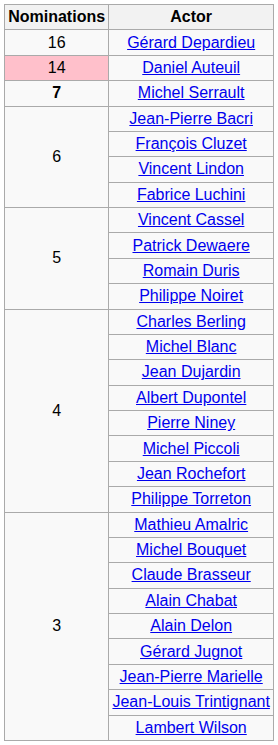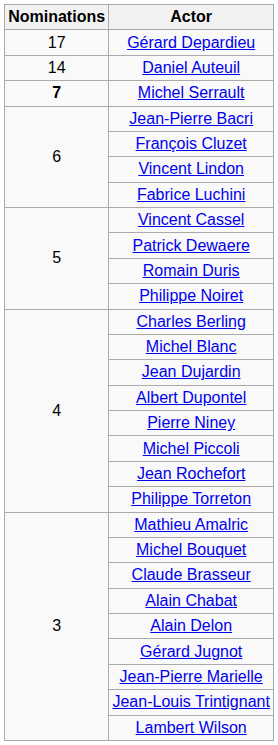(57, 42) 16 -> (57, 42) 17
(57, 67) pink background -> (57, 67) no background
